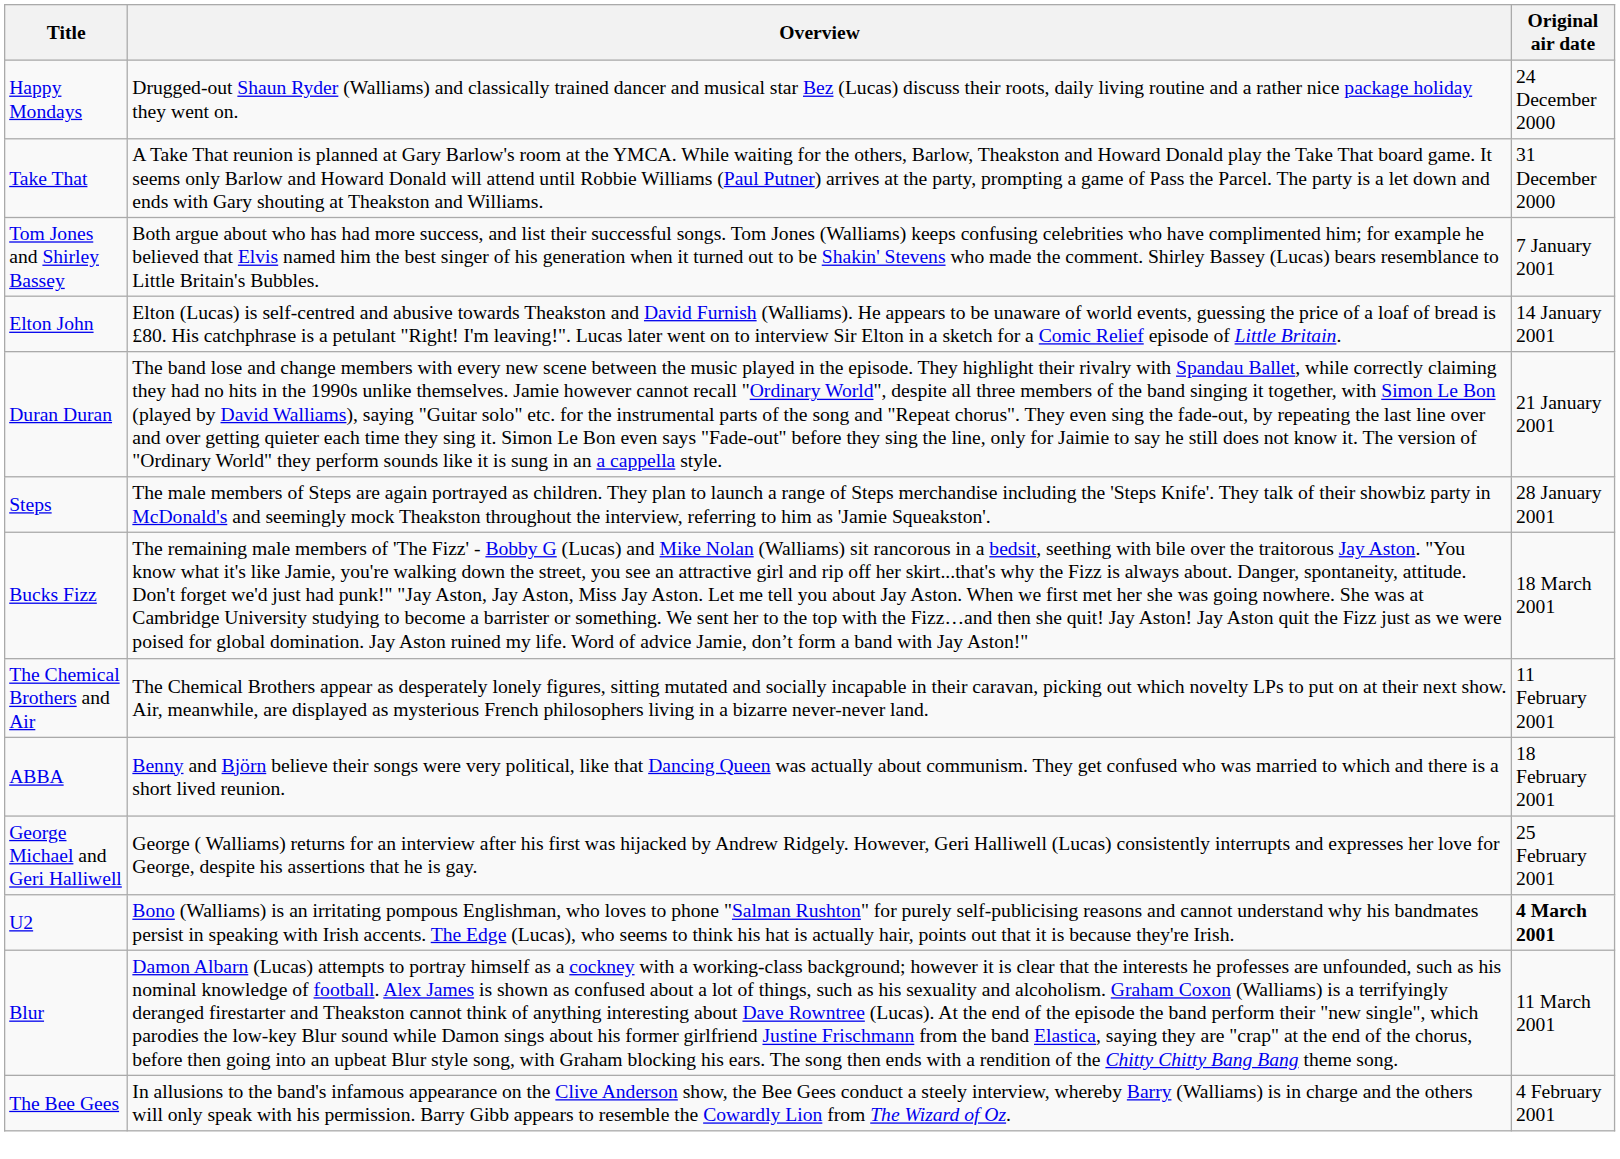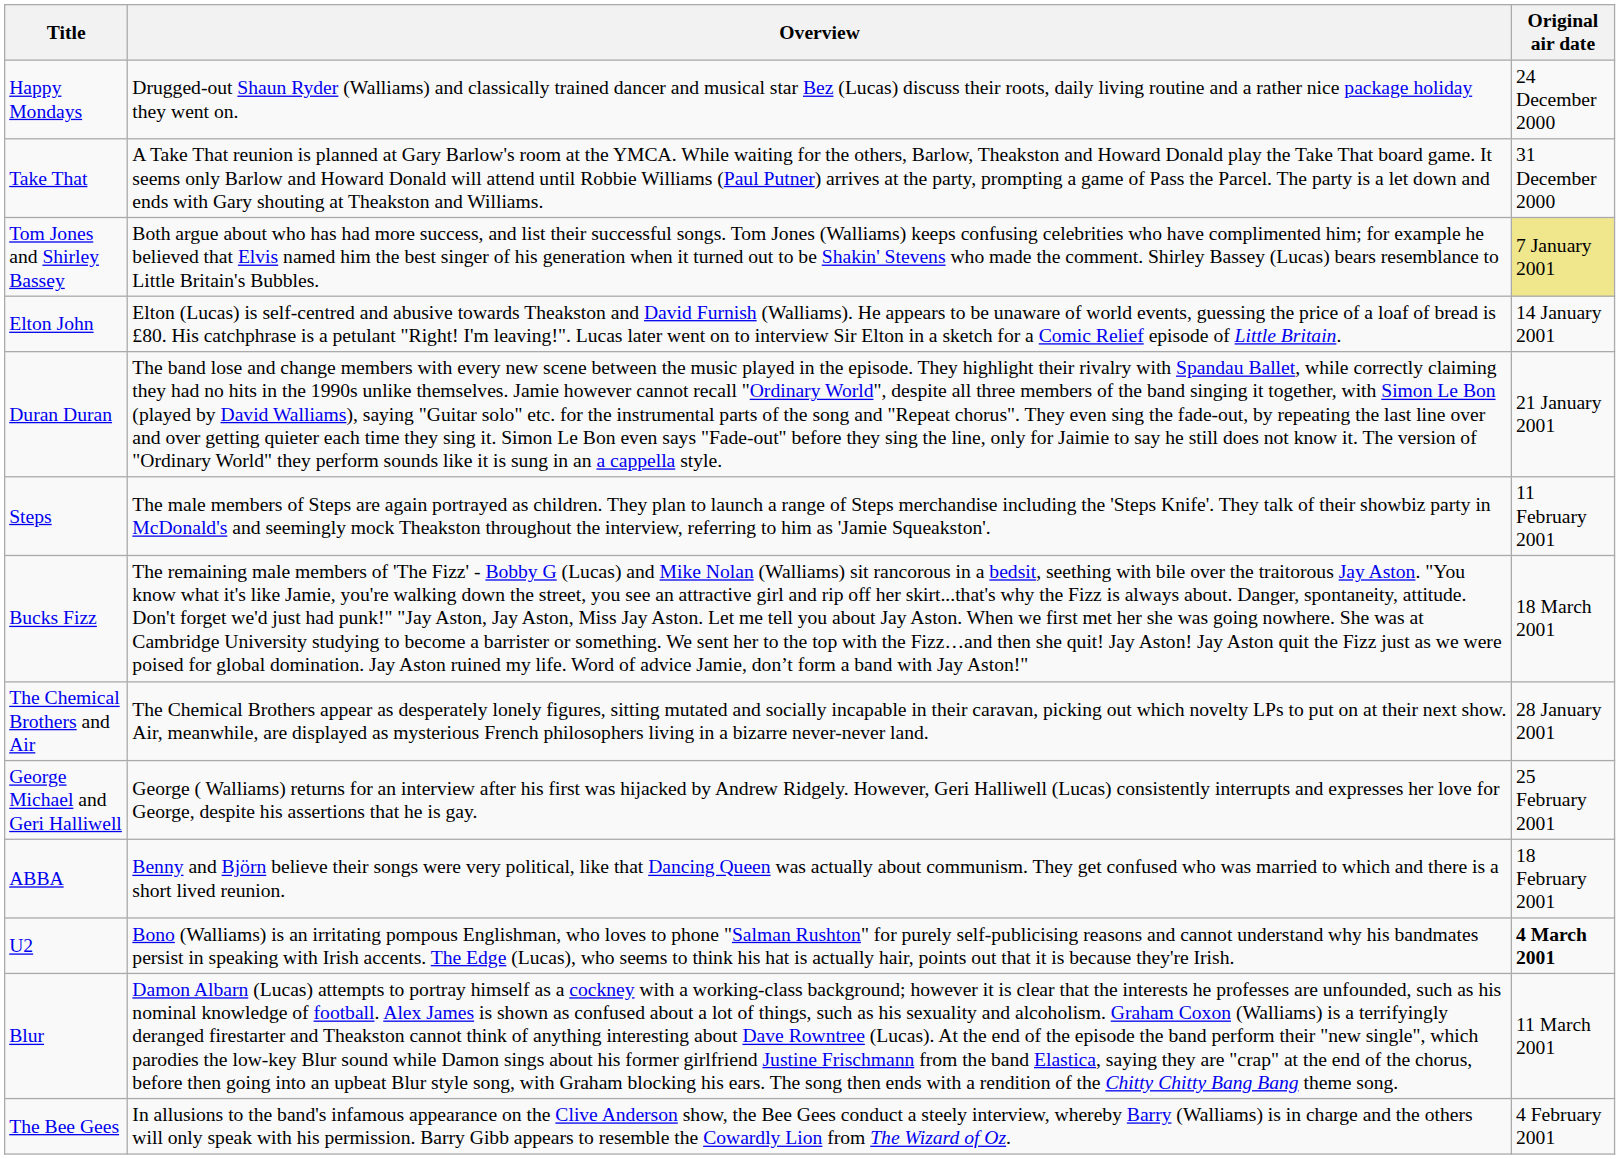(1554, 257) no background -> (1554, 257) khaki background
(1559, 505) 28 January 2001 -> (1551, 516) 11 February 2001
(1551, 697) 11 February 2001 -> (1559, 720) 28 January 2001
rows swapped: (36, 776) <-> (66, 854)
